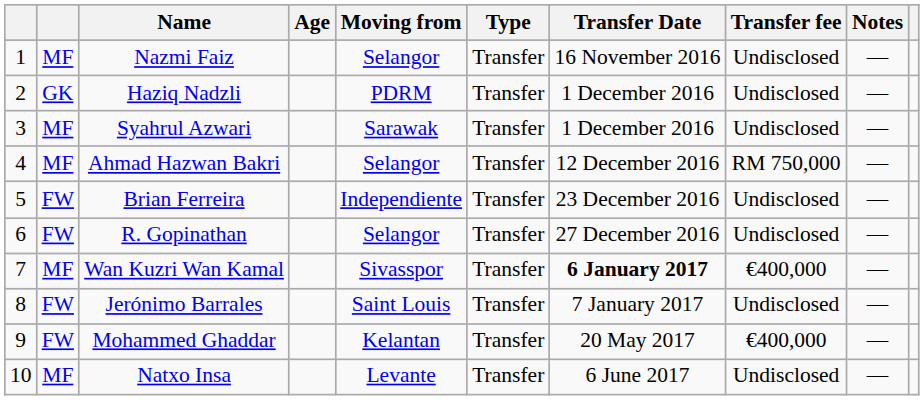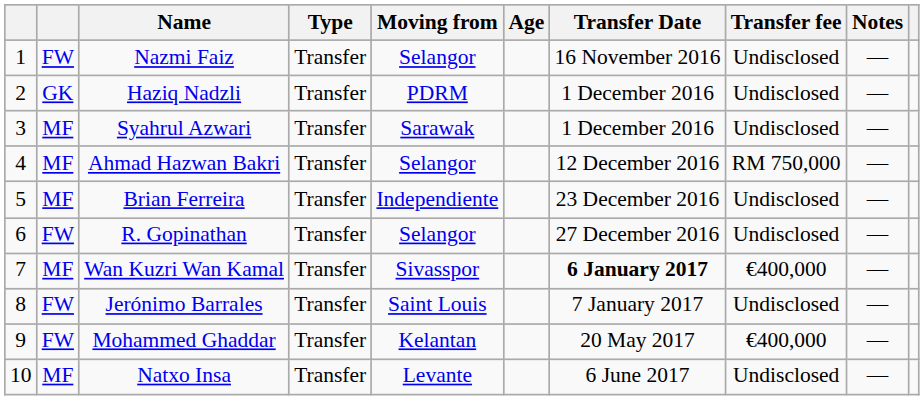columns swapped: (312, 22) <-> (508, 22)
(58, 57) MF -> (58, 57) FW
(58, 199) FW -> (58, 199) MF
